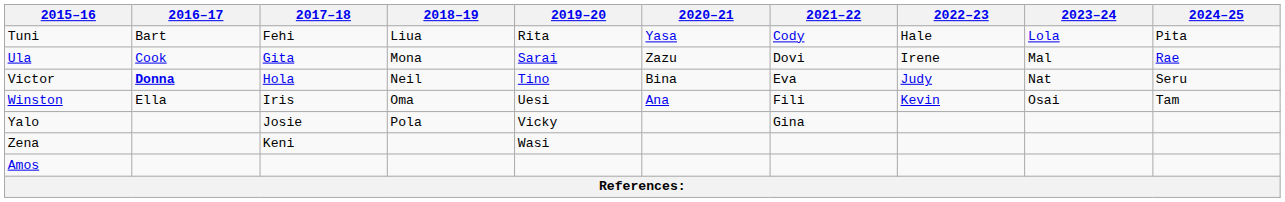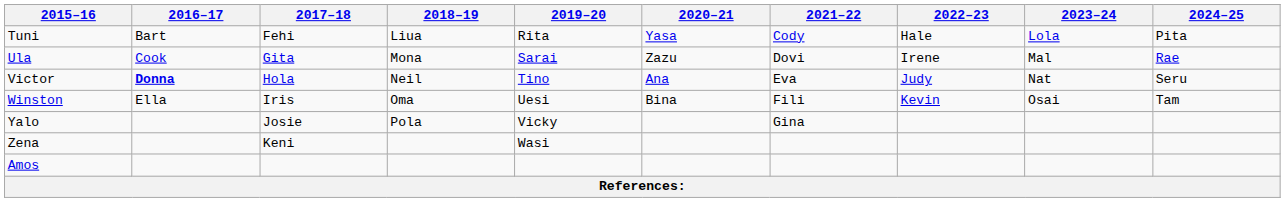(661, 79) Bina -> (657, 79) Ana
(657, 101) Ana -> (661, 101) Bina
